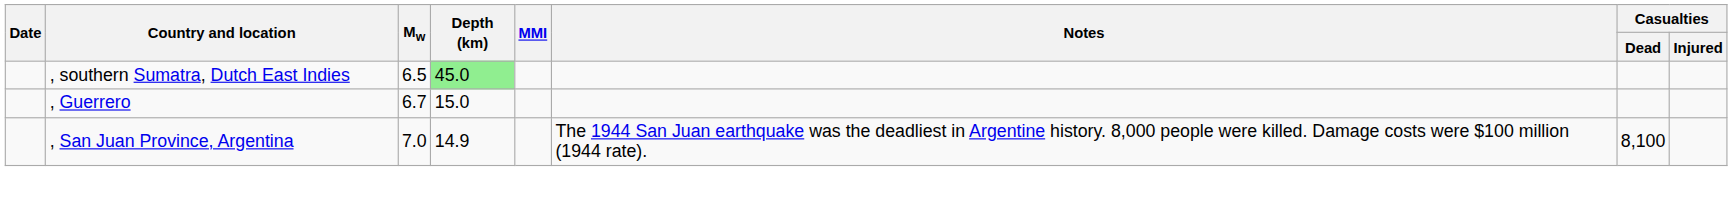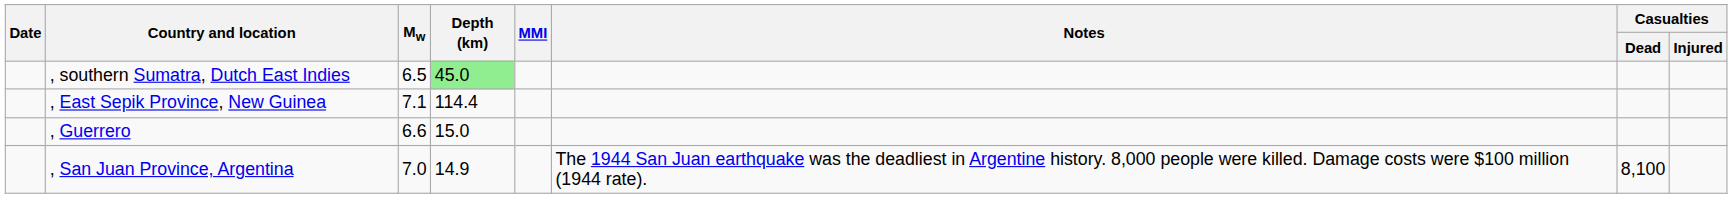+ row: (188, 103)
(414, 103) 6.7 -> (414, 131) 6.6
